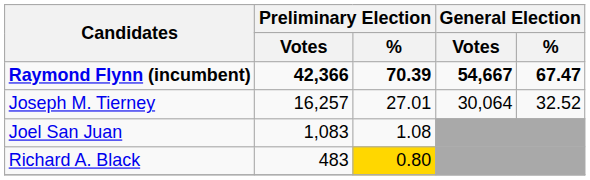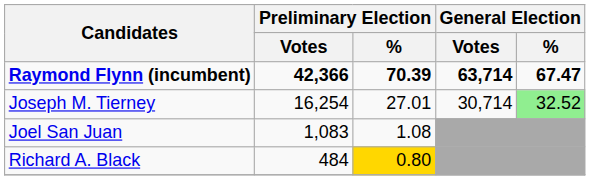(485, 75) 54,667 -> (485, 75) 63,714
(321, 103) 16,257 -> (321, 103) 16,254
(485, 103) 30,064 -> (485, 103) 30,714
(558, 103) no background -> (558, 103) lightgreen background
(334, 160) 483 -> (334, 160) 484
